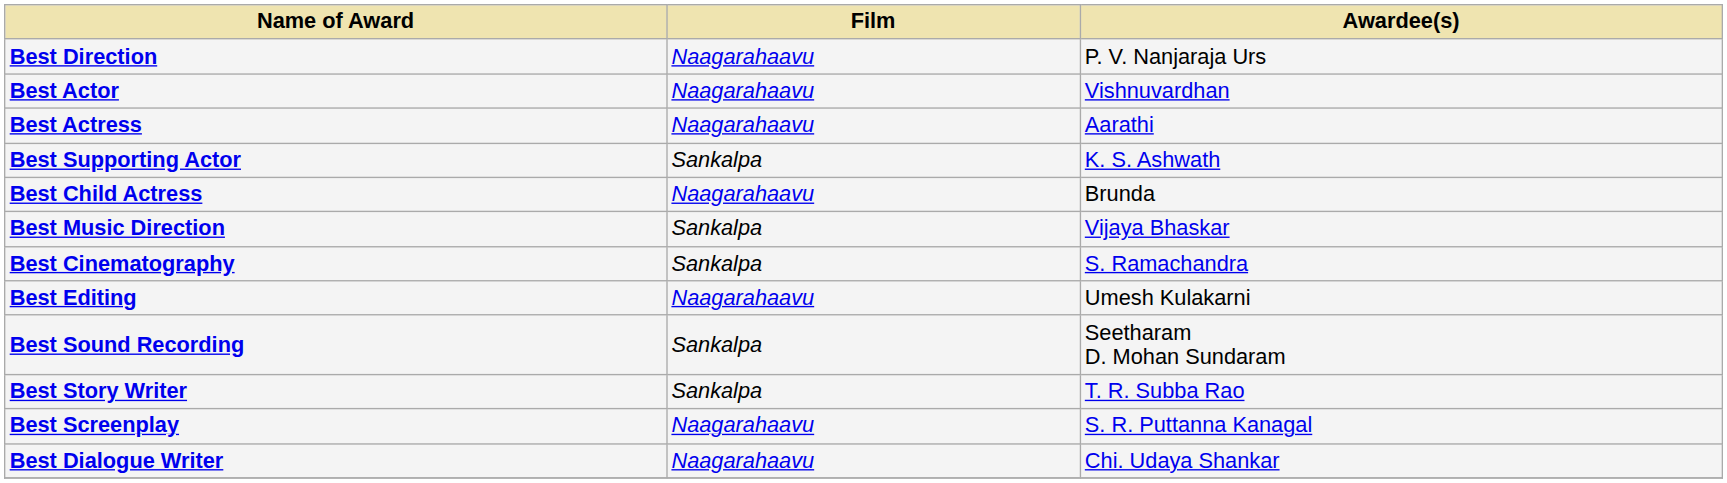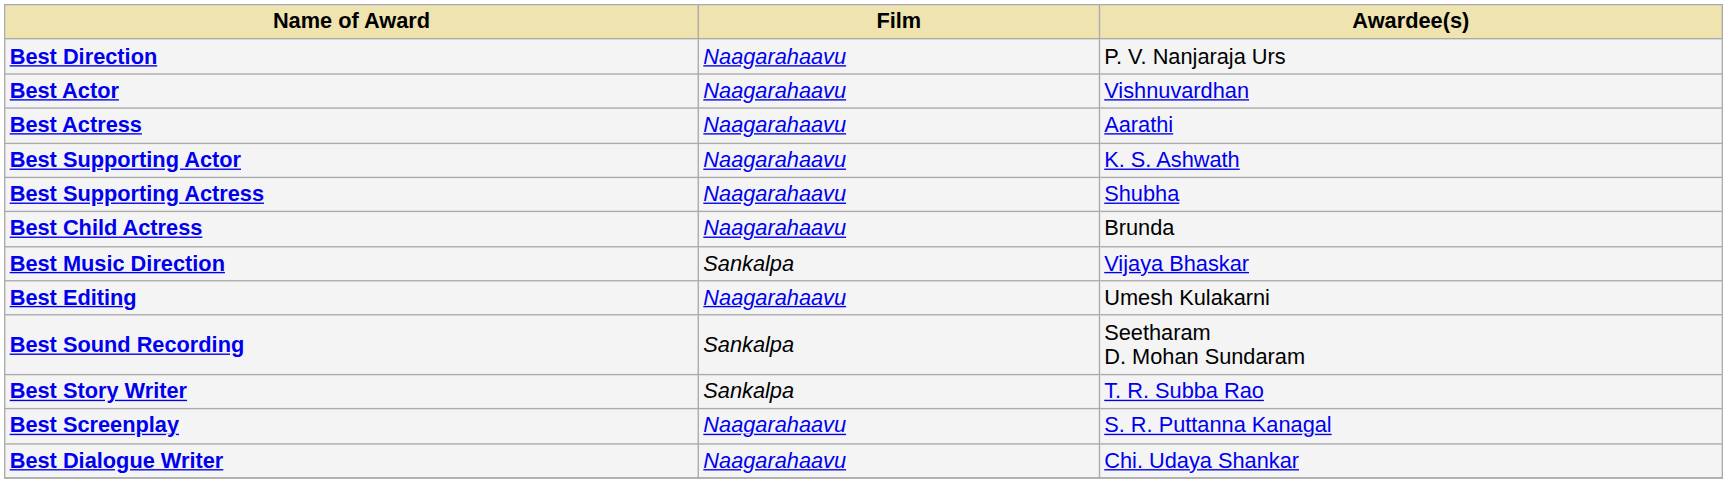(717, 159) Sankalpa -> (775, 159) Naagarahaavu
+ row: (137, 194)
- row: (122, 263)
